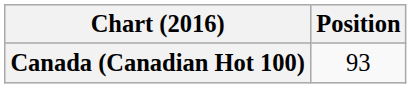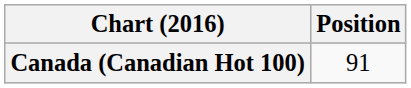(358, 62) 93 -> (358, 62) 91
